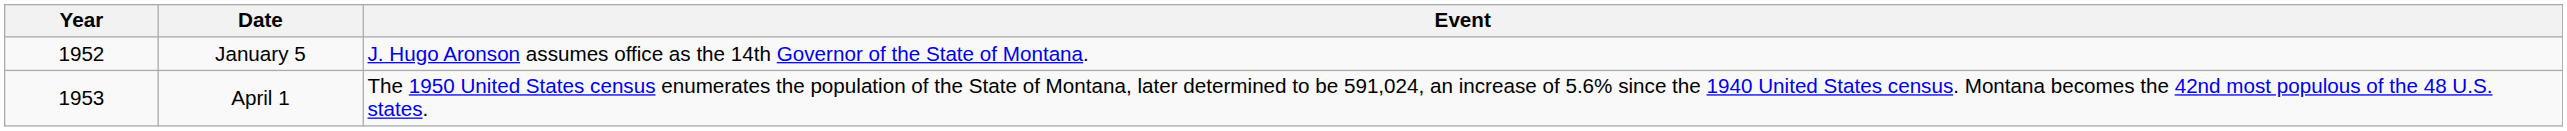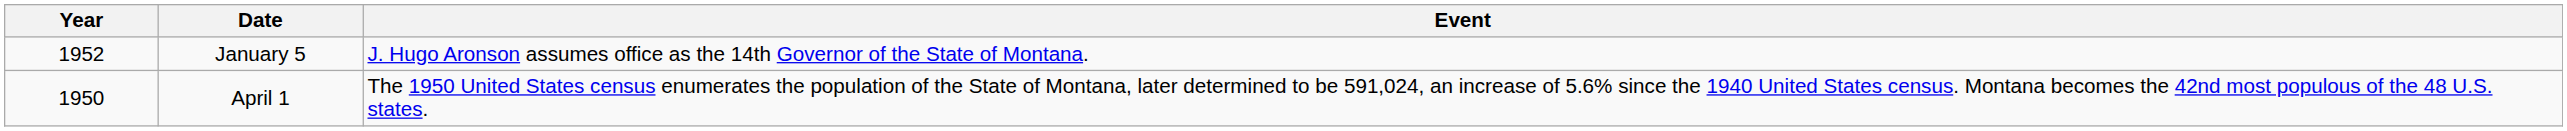(81, 97) 1953 -> (81, 97) 1950
